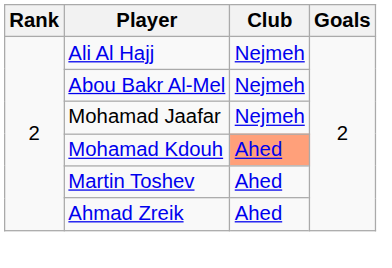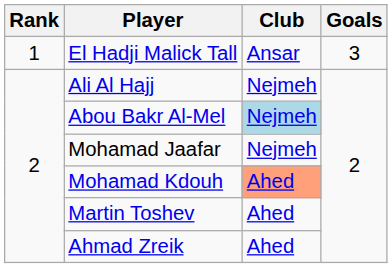+ row: (153, 52)
(270, 85) no background -> (282, 117) lightblue background
